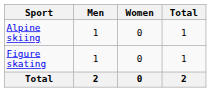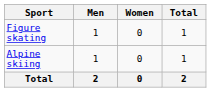rows swapped: (23, 33) <-> (26, 59)
